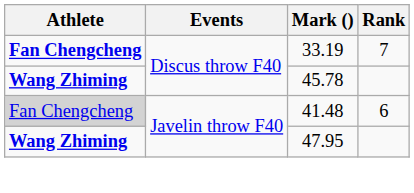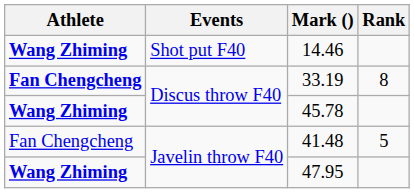+ row: (323, 50)
(384, 50) 7 -> (384, 80) 8
(71, 111) lightgrey background -> (71, 141) no background
(384, 111) 6 -> (384, 141) 5
